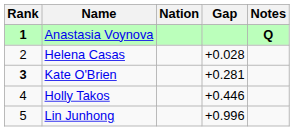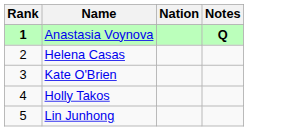- column: (225, 14)
(23, 75) bold -> (23, 75) normal
